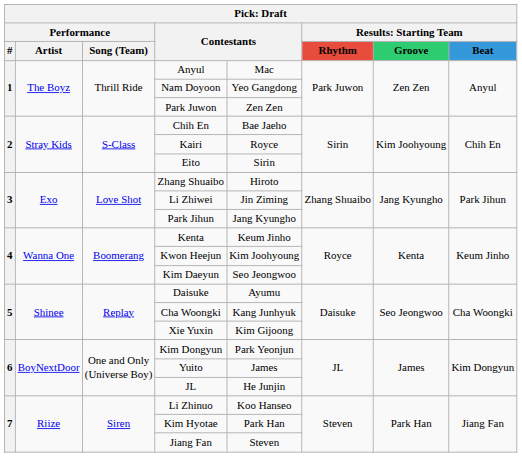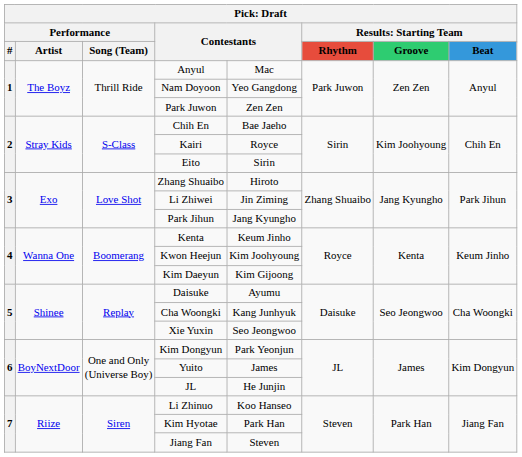(264, 274) Seo Jeongwoo -> (264, 274) Kim Gijoong
(264, 330) Kim Gijoong -> (264, 330) Seo Jeongwoo
